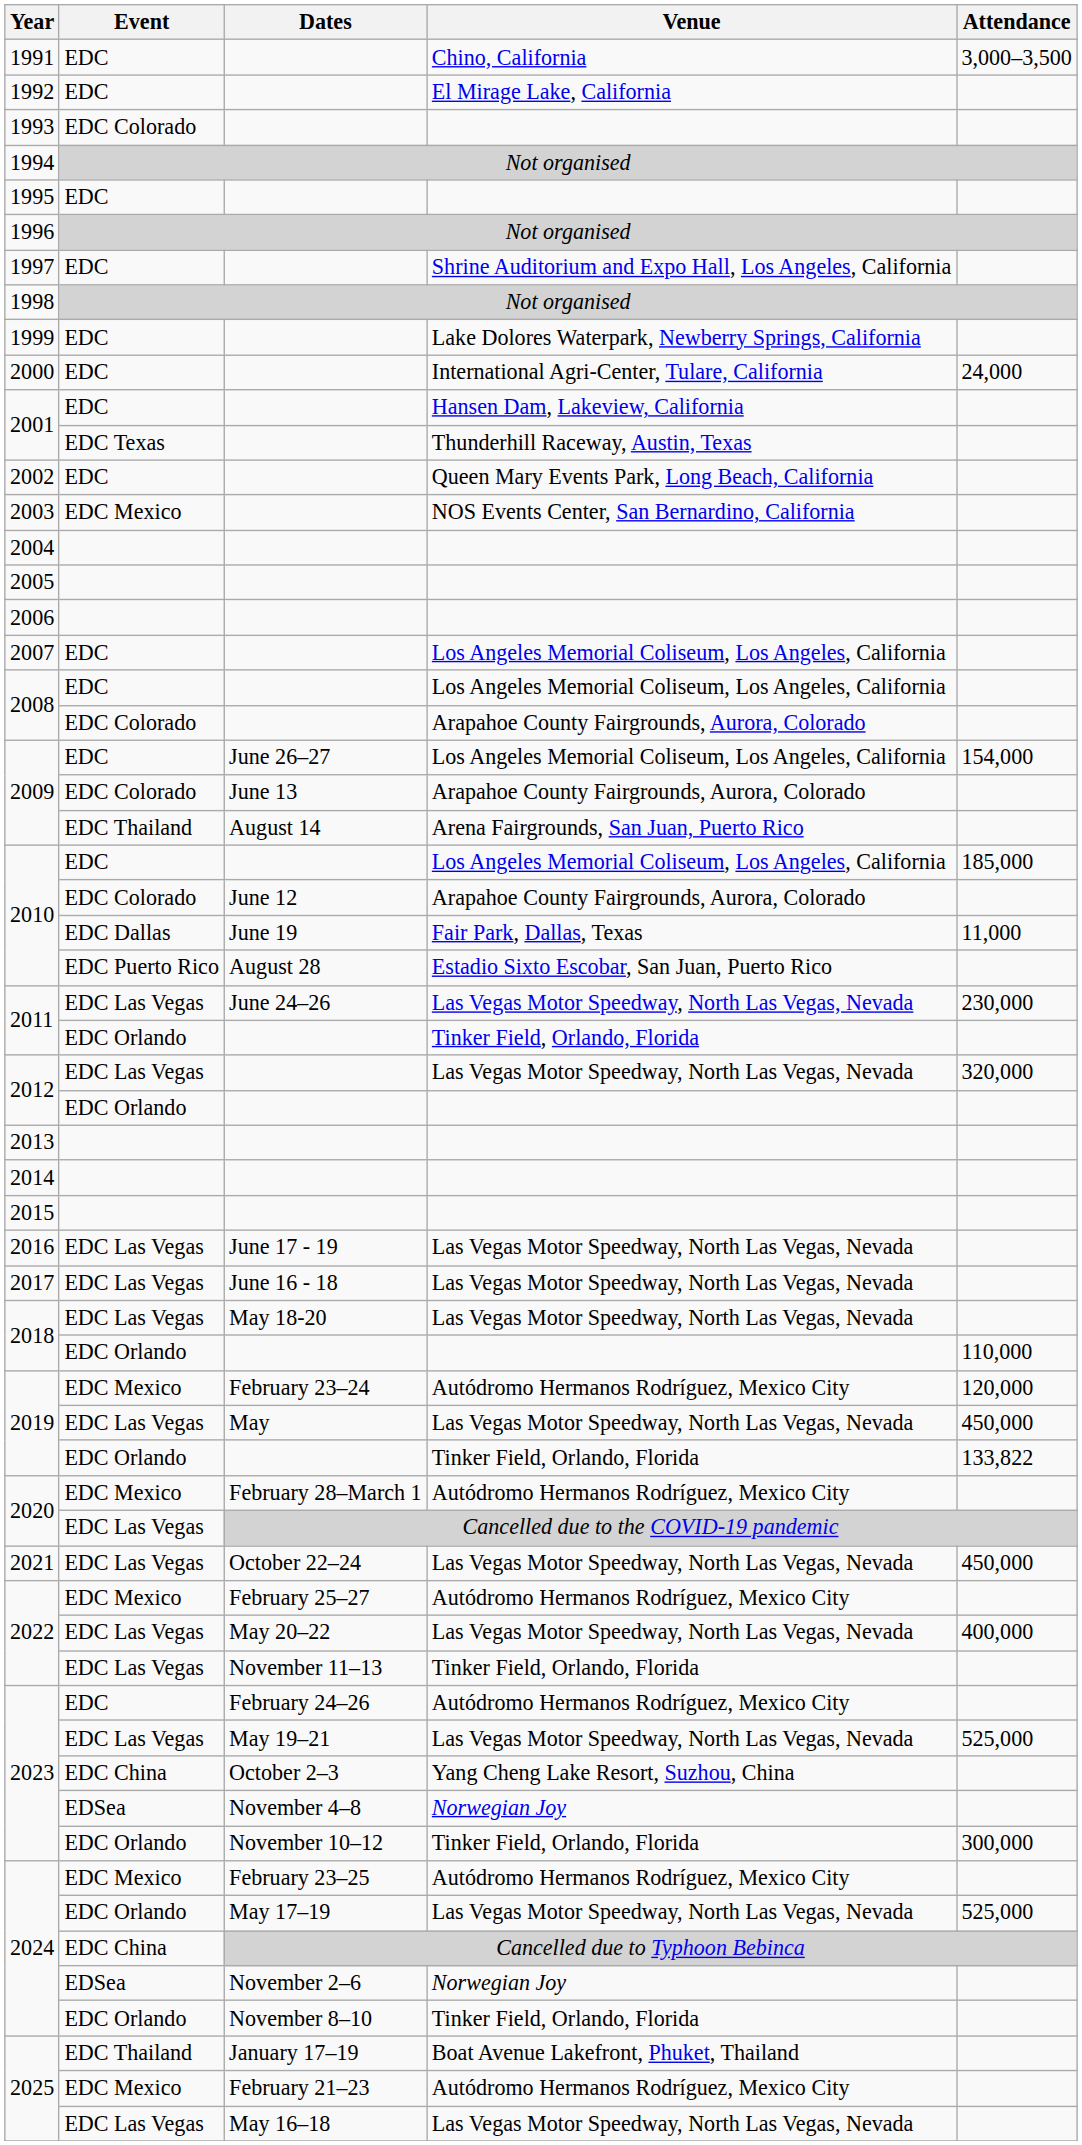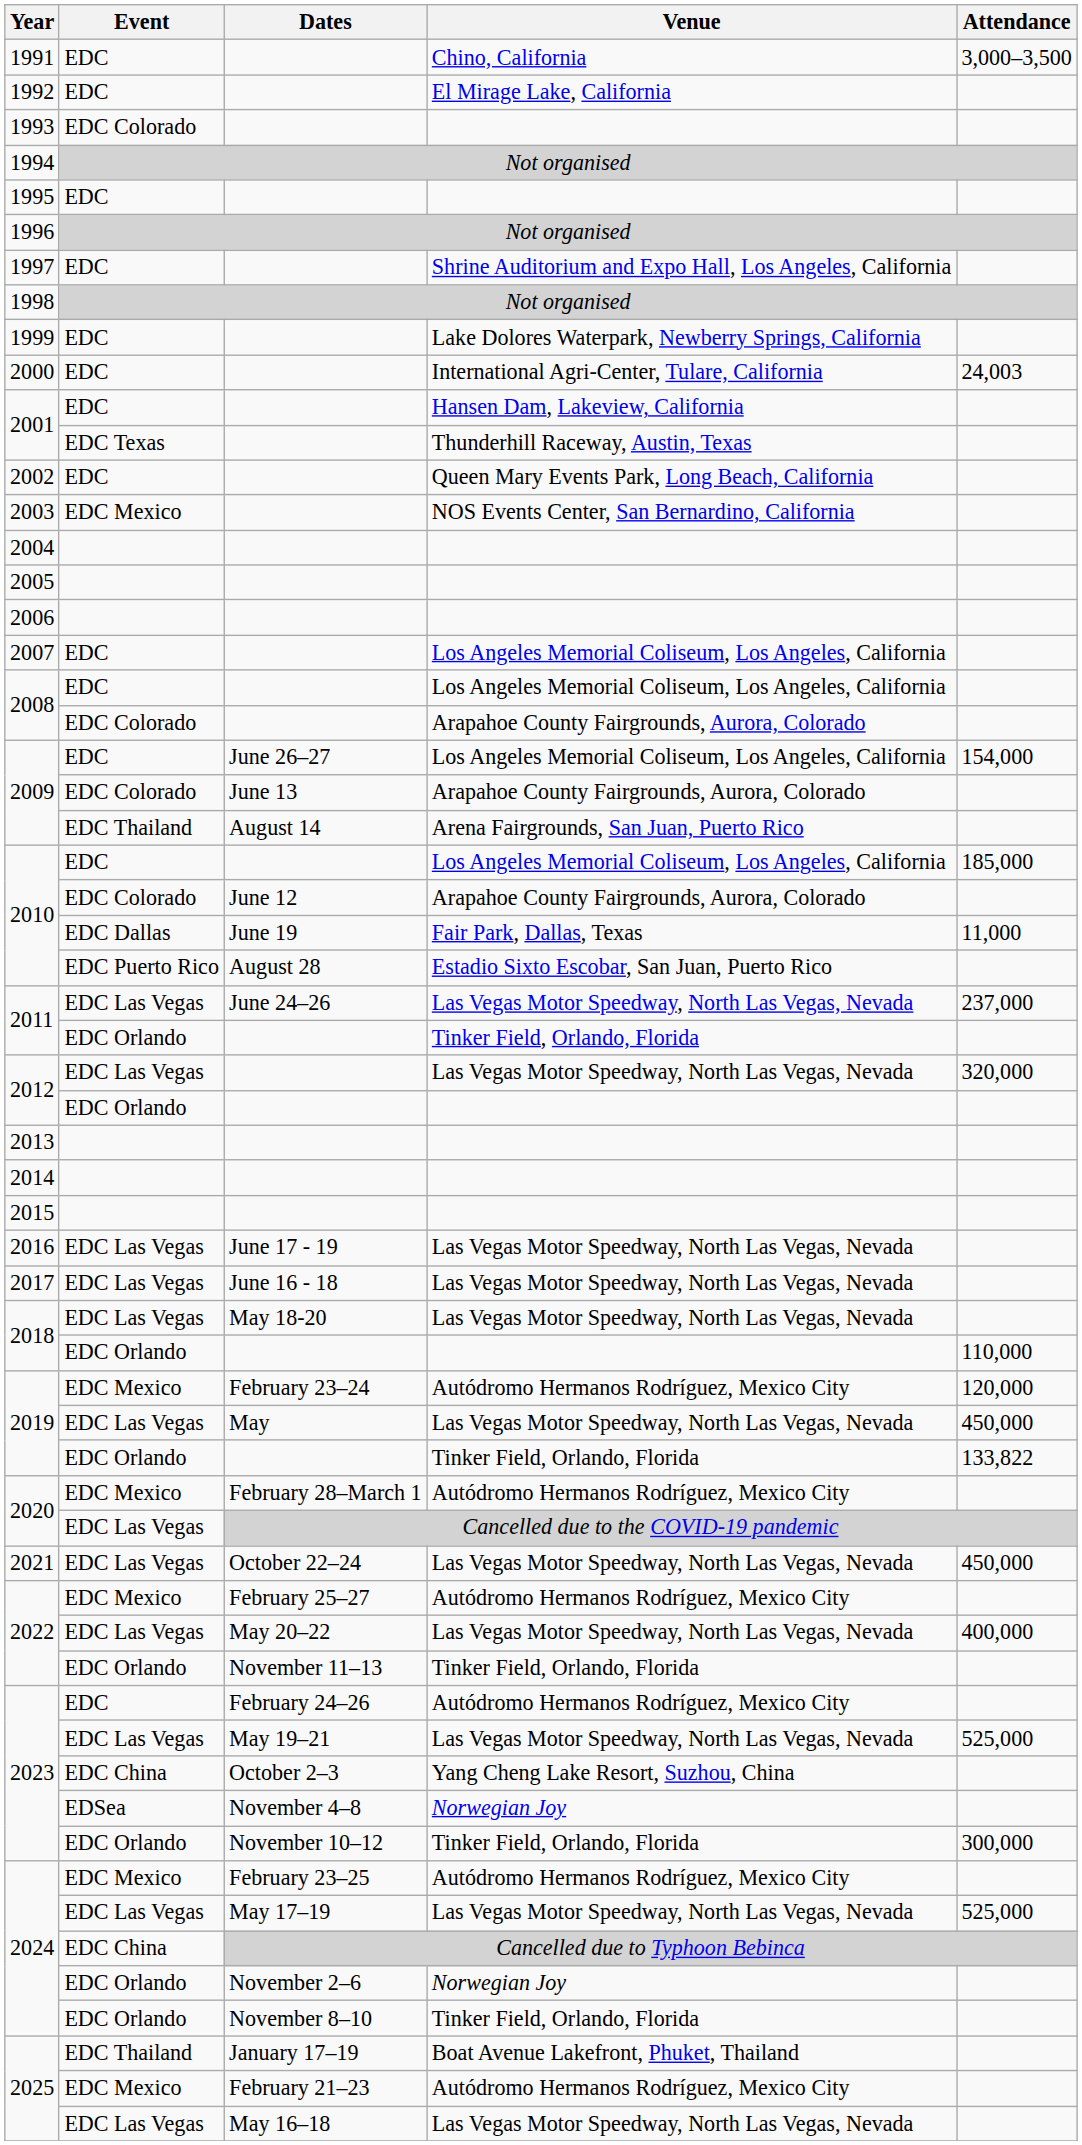(992, 372) 24,000 -> (992, 372) 24,003
(997, 1002) 230,000 -> (997, 1002) 237,000
(134, 1667) EDC Las Vegas -> (125, 1667) EDC Orlando
(125, 1912) EDC Orlando -> (134, 1912) EDC Las Vegas
(95, 1982) EDSea -> (125, 1982) EDC Orlando
